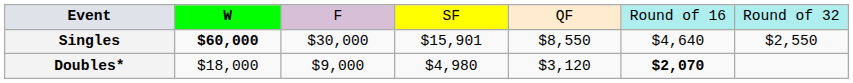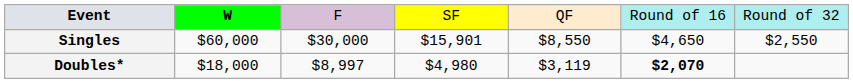(228, 41) bold -> (228, 41) normal
(678, 41) $4,640 -> (678, 41) $4,650
(338, 66) $9,000 -> (338, 66) $8,997
(565, 66) $3,120 -> (565, 66) $3,119
